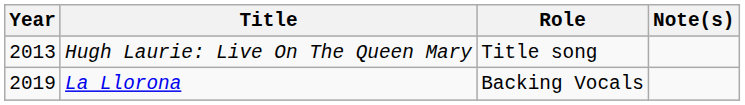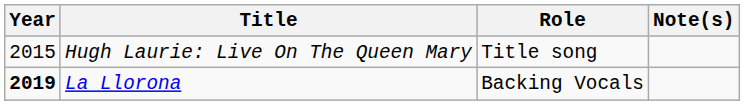(33, 52) 2013 -> (33, 52) 2015
(33, 84) normal -> (33, 84) bold
